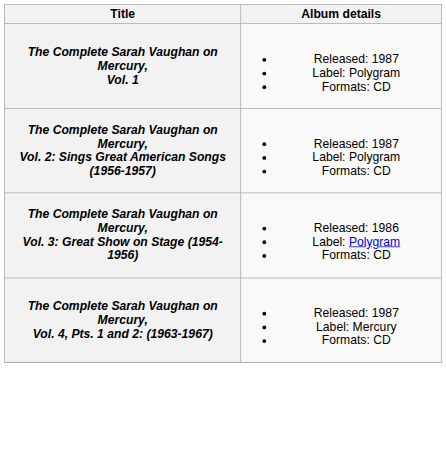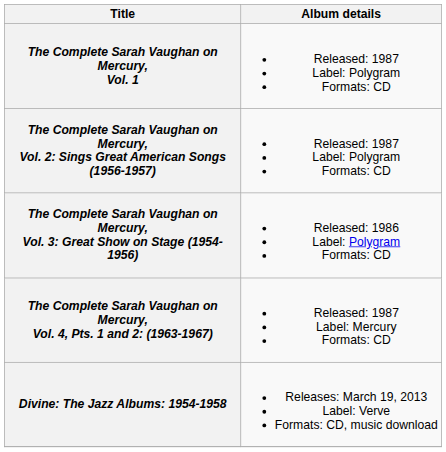+ row: (123, 404)
